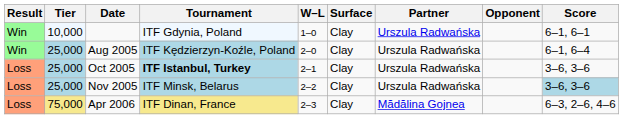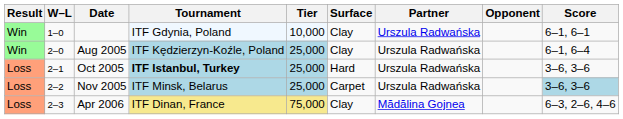columns swapped: (313, 13) <-> (65, 13)
(342, 68) Clay -> (343, 68) Hard
(342, 86) Clay -> (347, 86) Carpet
